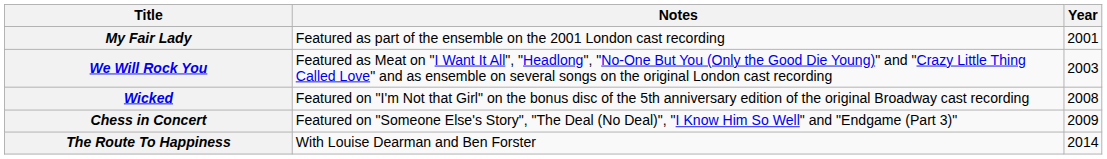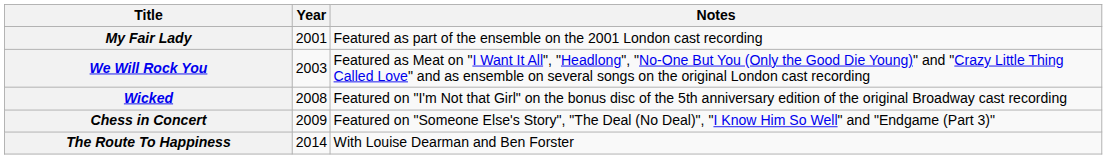columns swapped: (1083, 15) <-> (678, 15)
